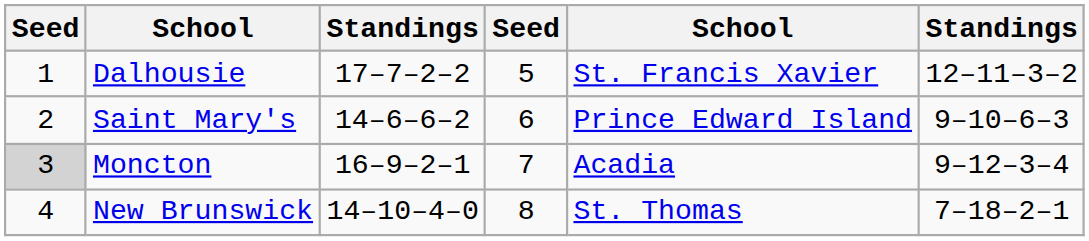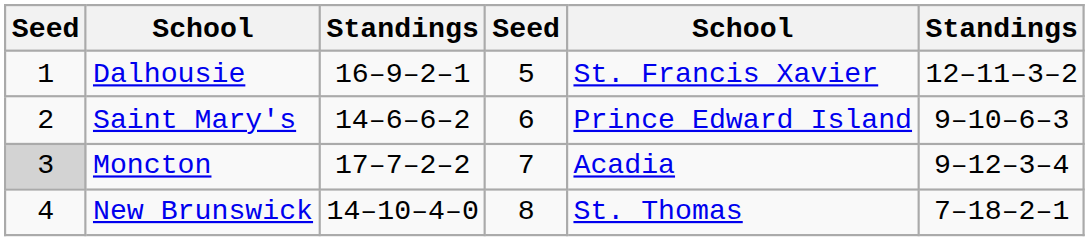(403, 74) 17–7–2–2 -> (403, 74) 16–9–2–1
(403, 166) 16–9–2–1 -> (403, 166) 17–7–2–2
